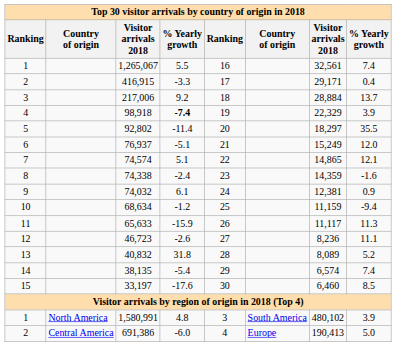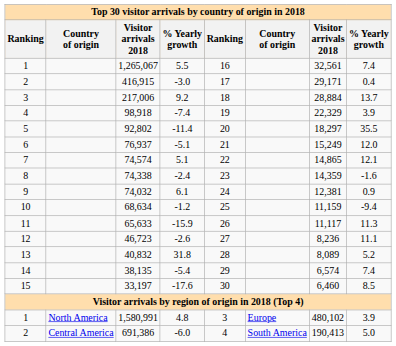(182, 81) -3.3 -> (182, 81) -3.0
(182, 113) bold -> (182, 113) normal
(277, 317) South America -> (262, 317) Europe
(262, 333) Europe -> (277, 333) South America
